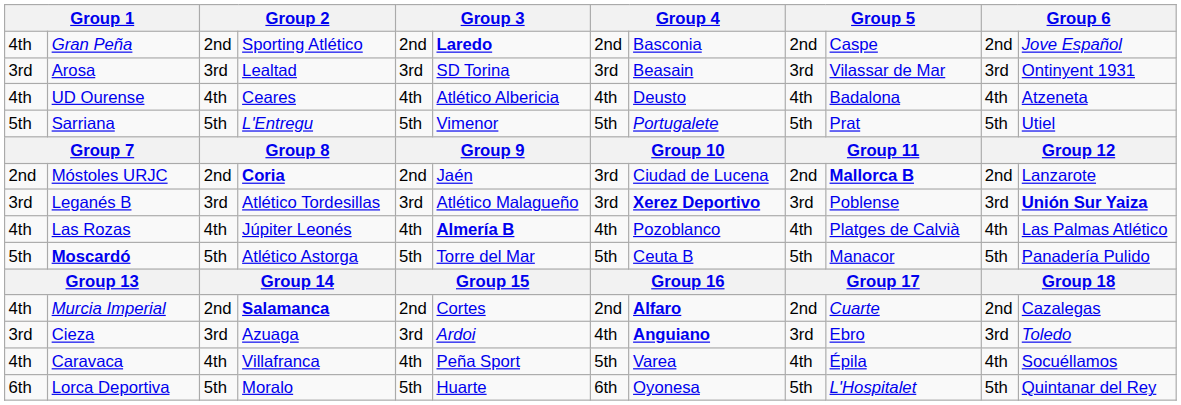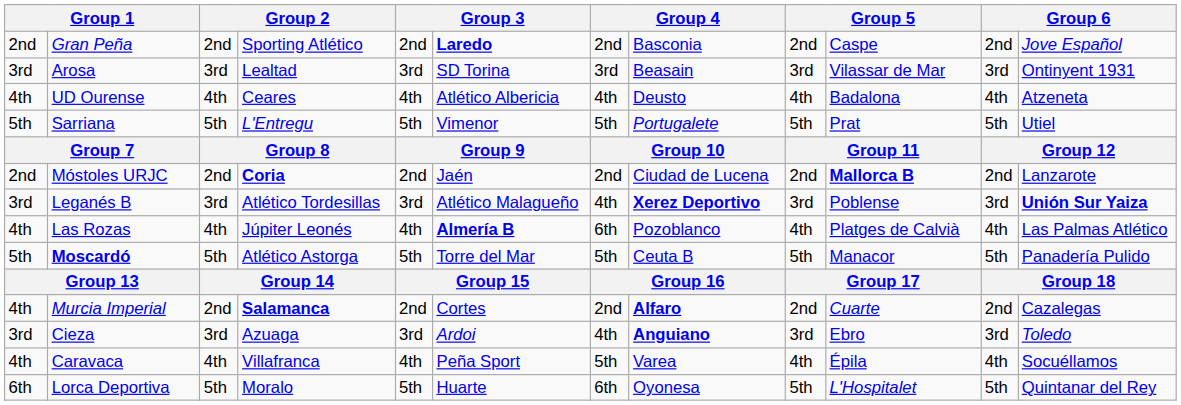(20, 45) 4th -> (22, 45) 2nd
(606, 177) 3rd -> (608, 177) 2nd
(606, 203) 3rd -> (606, 203) 4th
(606, 229) 4th -> (606, 229) 6th
